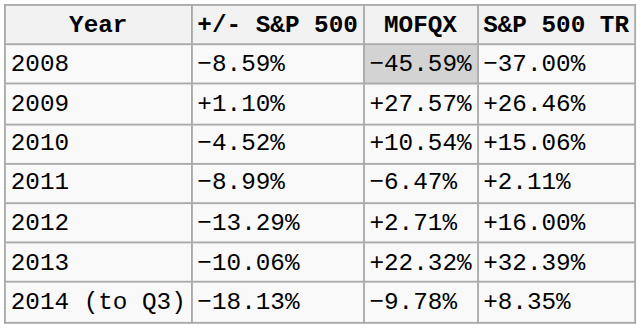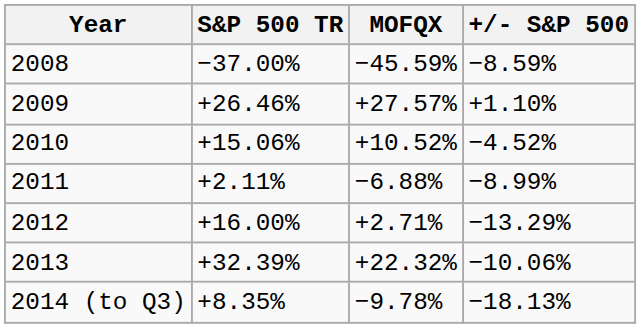columns swapped: (556, 25) <-> (278, 25)
(420, 64) lightgrey background -> (406, 64) no background
(420, 144) +10.54% -> (406, 144) +10.52%
(413, 183) −6.47% -> (399, 183) −6.88%
